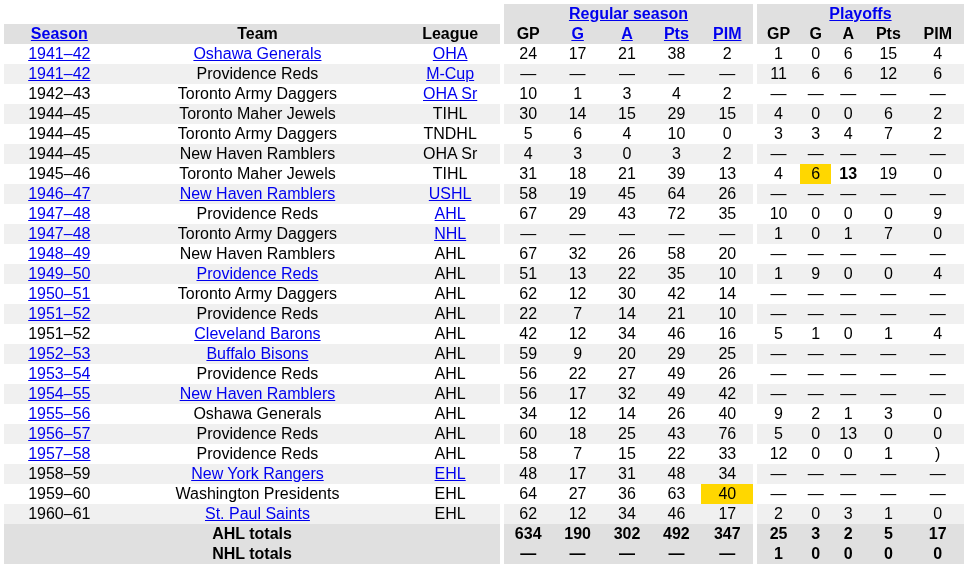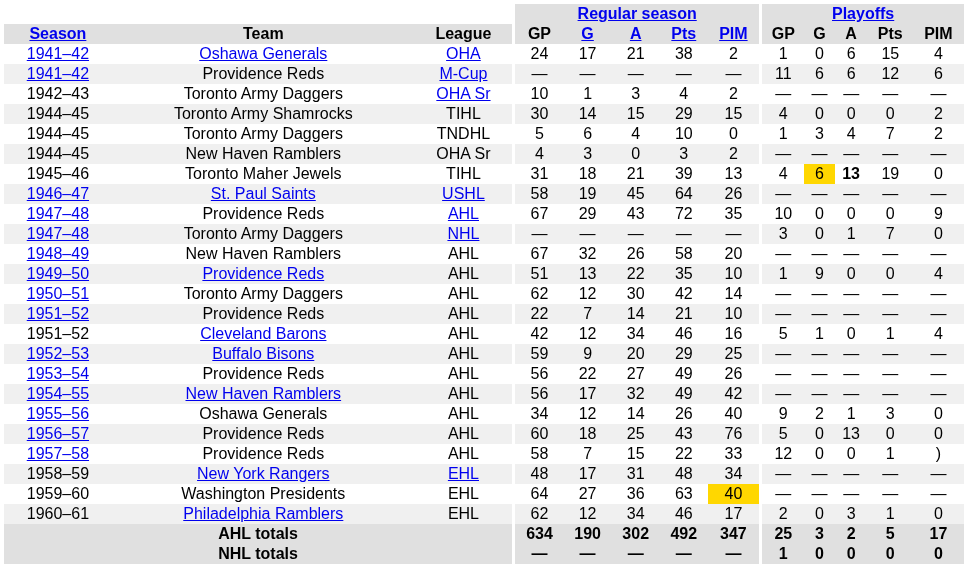(257, 114) Toronto Maher Jewels -> (263, 114) Toronto Army Shamrocks
(888, 114) 6 -> (890, 114) 0
(779, 134) 3 -> (783, 134) 1
(257, 194) New Haven Ramblers -> (263, 194) St. Paul Saints
(779, 234) 1 -> (783, 234) 3
(257, 514) St. Paul Saints -> (263, 514) Philadelphia Ramblers
